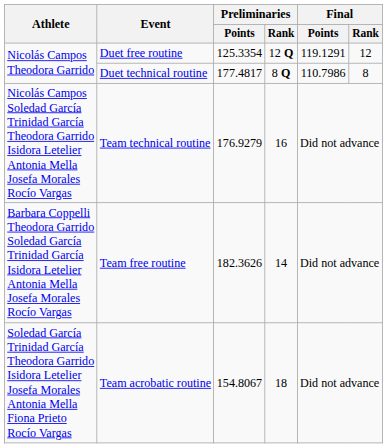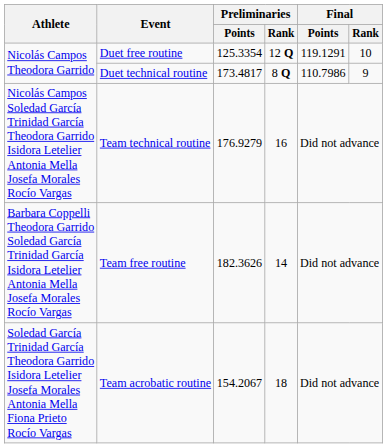(366, 53) 12 -> (366, 53) 10
(239, 73) 177.4817 -> (239, 73) 173.4817
(366, 73) 8 -> (366, 73) 9
(239, 383) 154.8067 -> (239, 383) 154.2067
